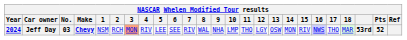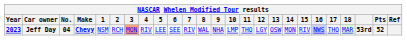(13, 29) 2024 -> (13, 29) 2023
(67, 29) 03 -> (67, 29) 04
